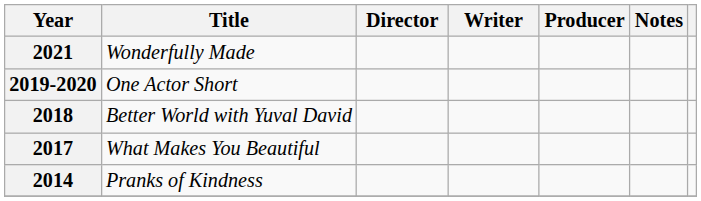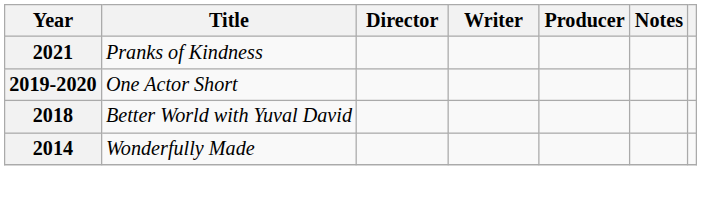(180, 52) Wonderfully Made -> (184, 52) Pranks of Kindness
- row: (53, 148)
(184, 180) Pranks of Kindness -> (180, 148) Wonderfully Made
